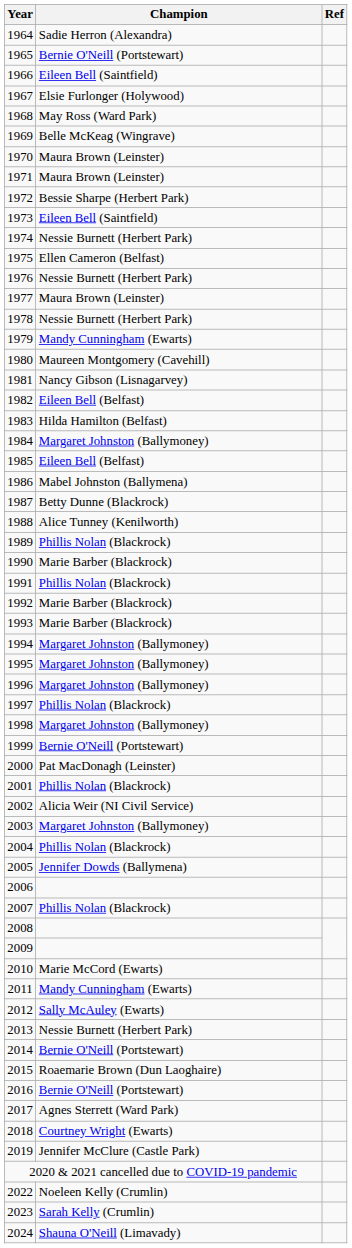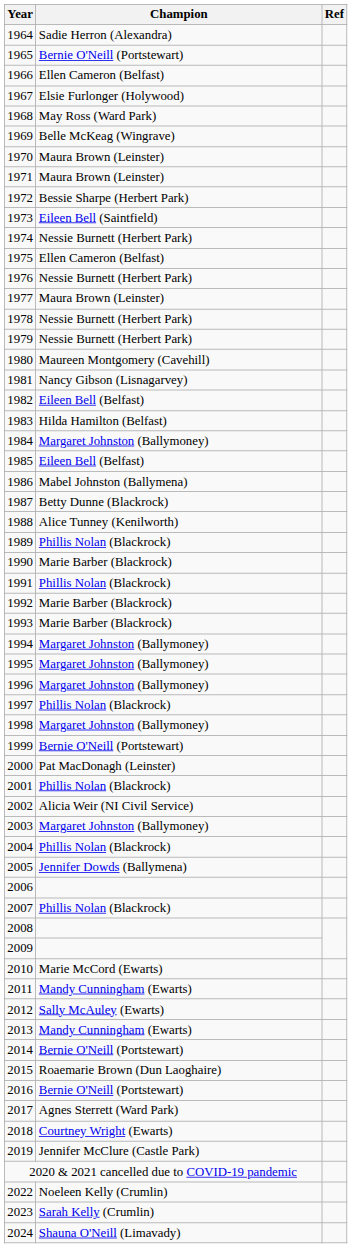(98, 75) Eileen Bell (Saintfield) -> (101, 75) Ellen Cameron (Belfast)
(115, 339) Mandy Cunningham (Ewarts) -> (115, 339) Nessie Burnett (Herbert Park)
(115, 1029) Nessie Burnett (Herbert Park) -> (115, 1029) Mandy Cunningham (Ewarts)
